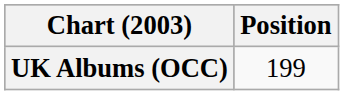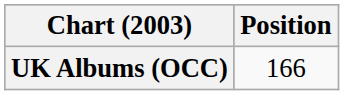(286, 67) 199 -> (286, 67) 166
